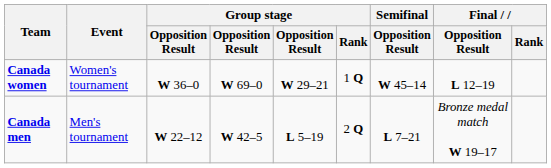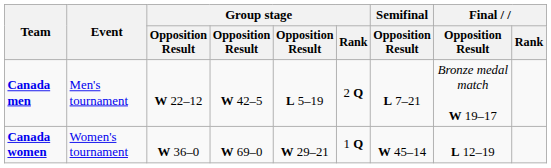rows swapped: (29, 129) <-> (29, 78)
